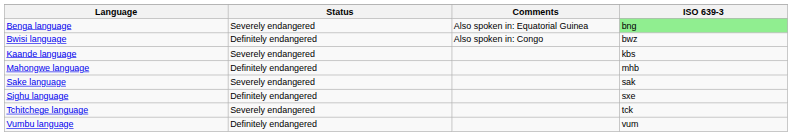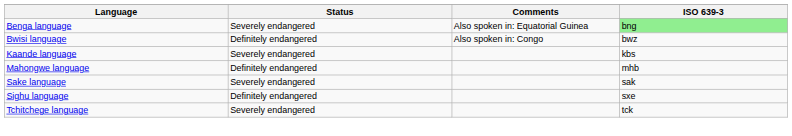- row: (40, 124)
